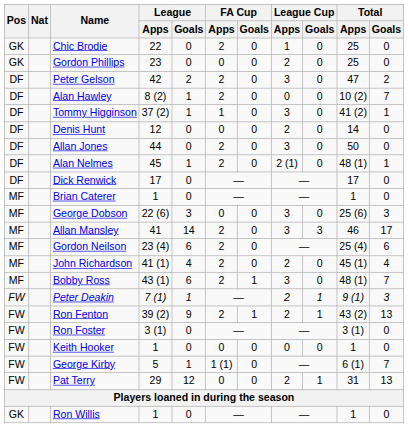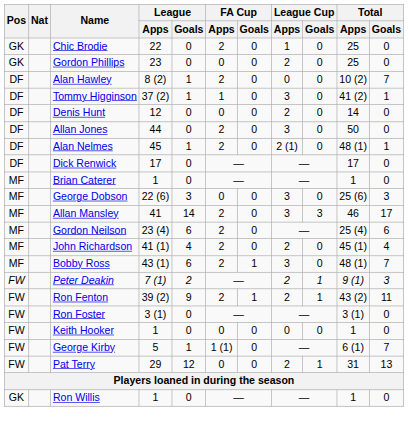- row: (84, 79)
(189, 297) 1 -> (189, 280) 2
(386, 314) 13 -> (386, 297) 11
